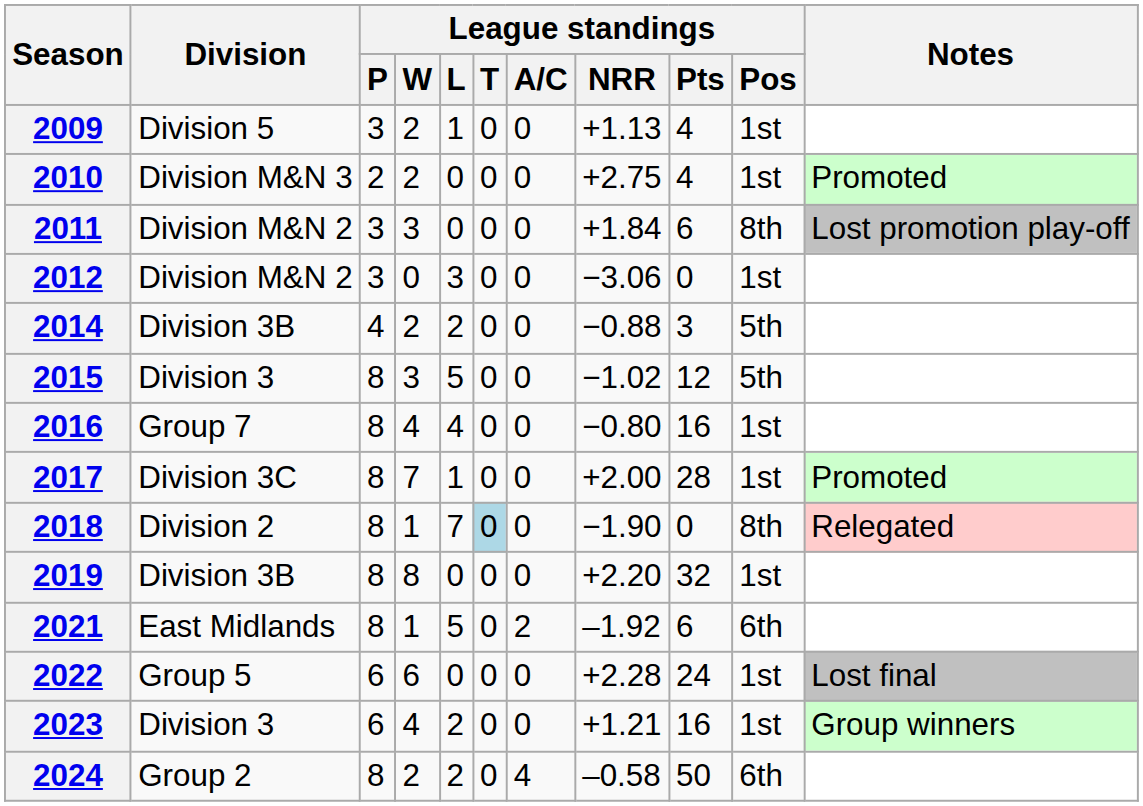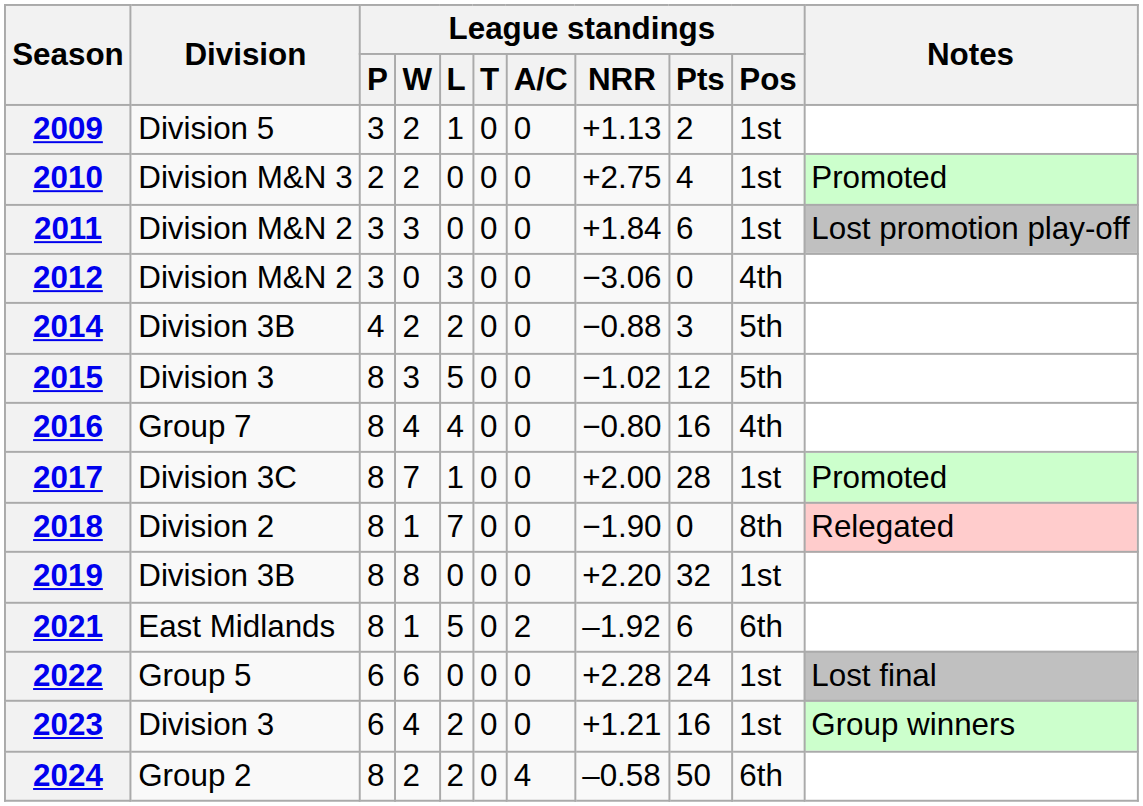(685, 128) 4 -> (685, 128) 2
(761, 228) 8th -> (760, 228) 1st
(760, 278) 1st -> (761, 278) 4th
(760, 427) 1st -> (761, 427) 4th
(489, 526) lightblue background -> (489, 526) no background
